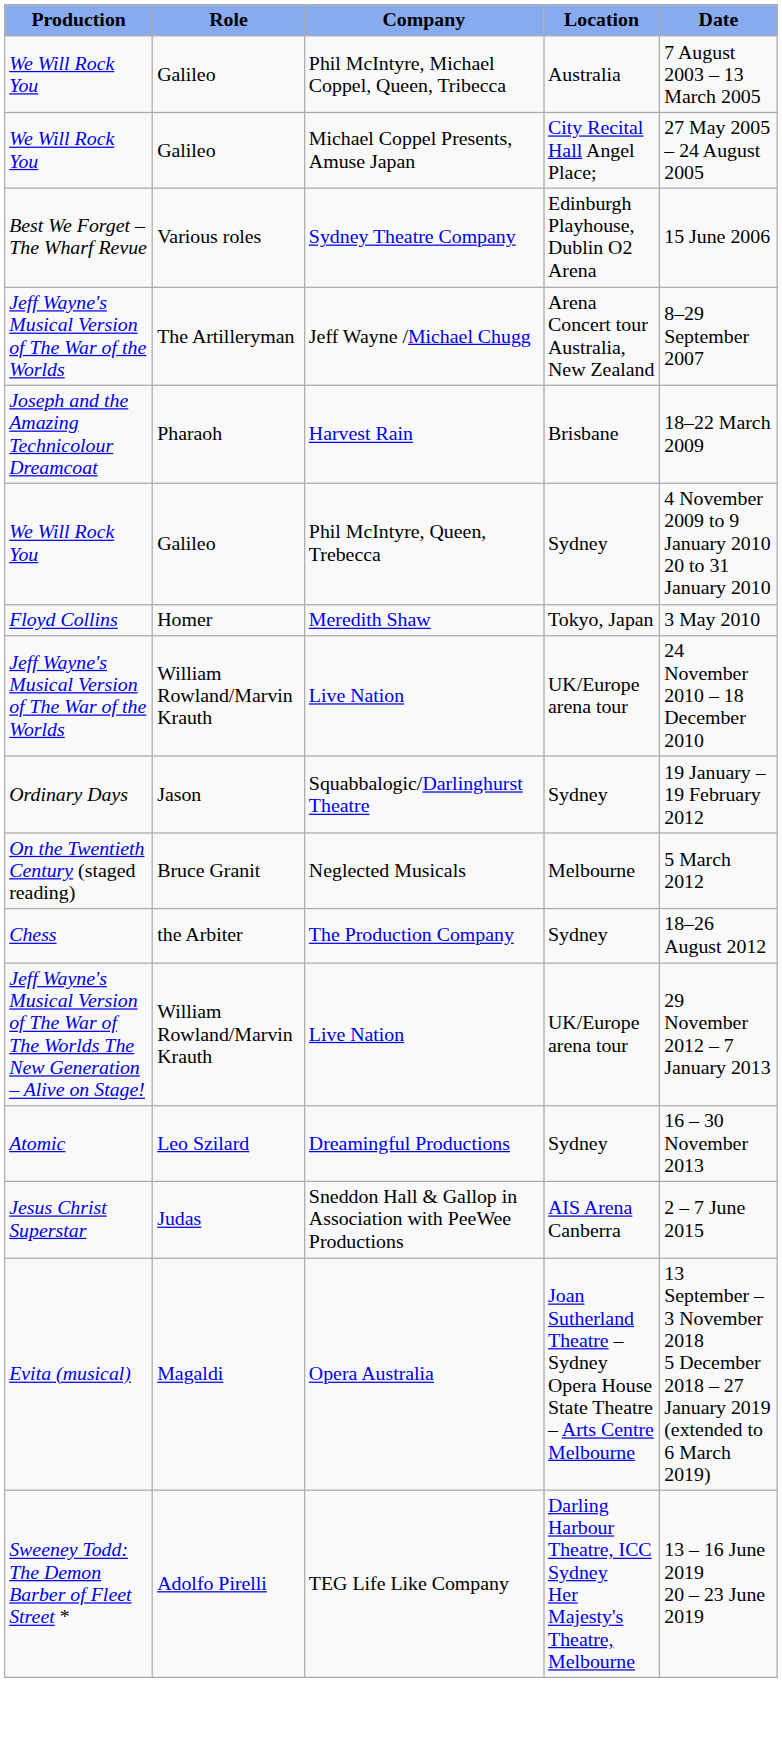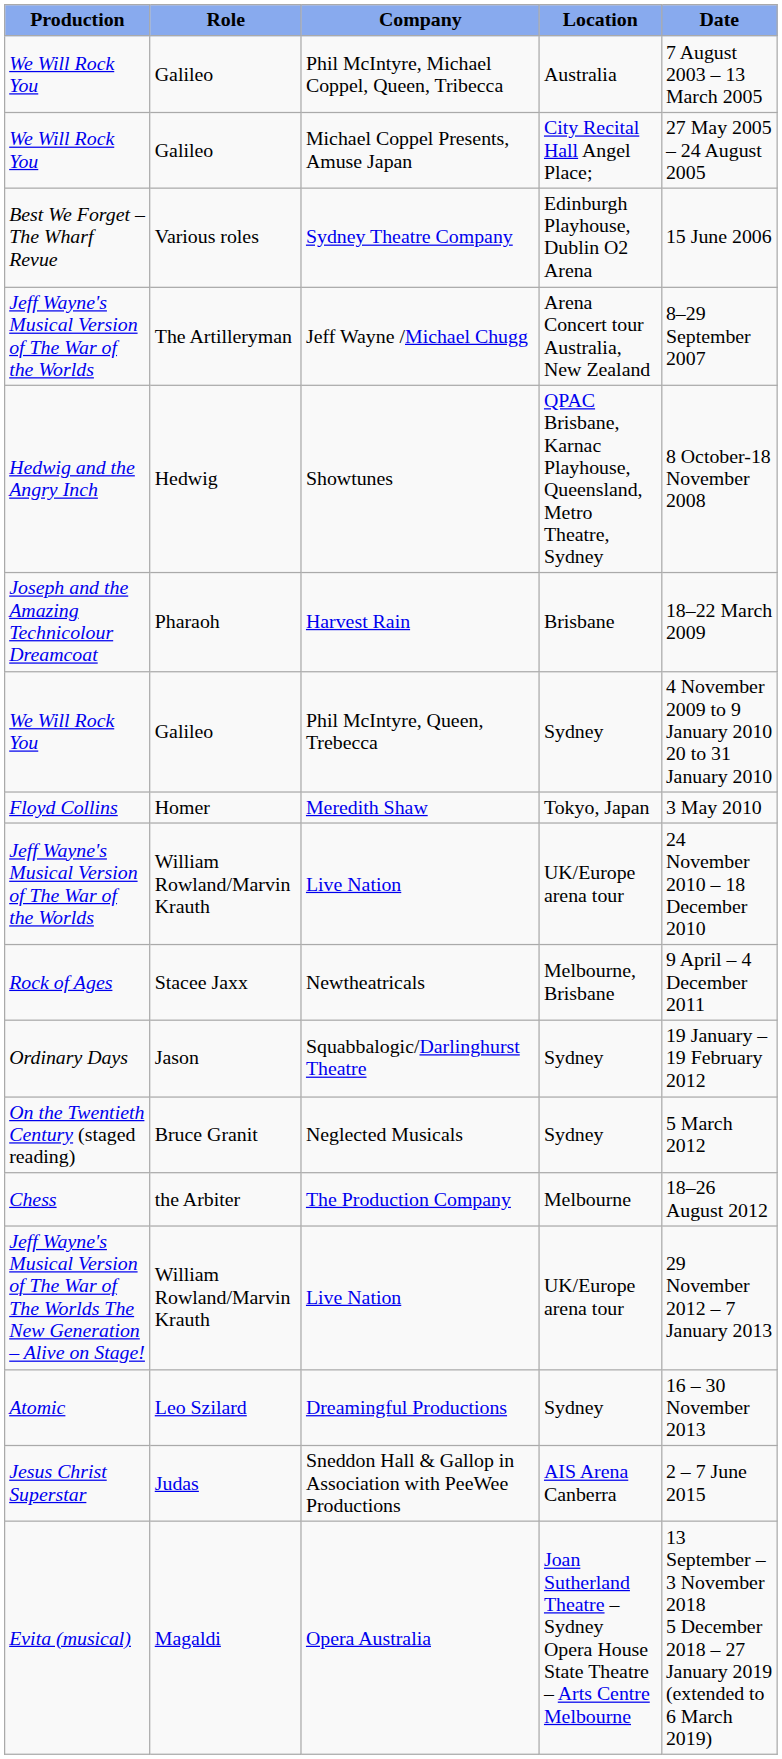+ row: (72, 478)
+ row: (61, 982)
(592, 870) Melbourne -> (574, 1134) Sydney
(578, 935) Sydney -> (587, 1199) Melbourne
- row: (70, 1583)
